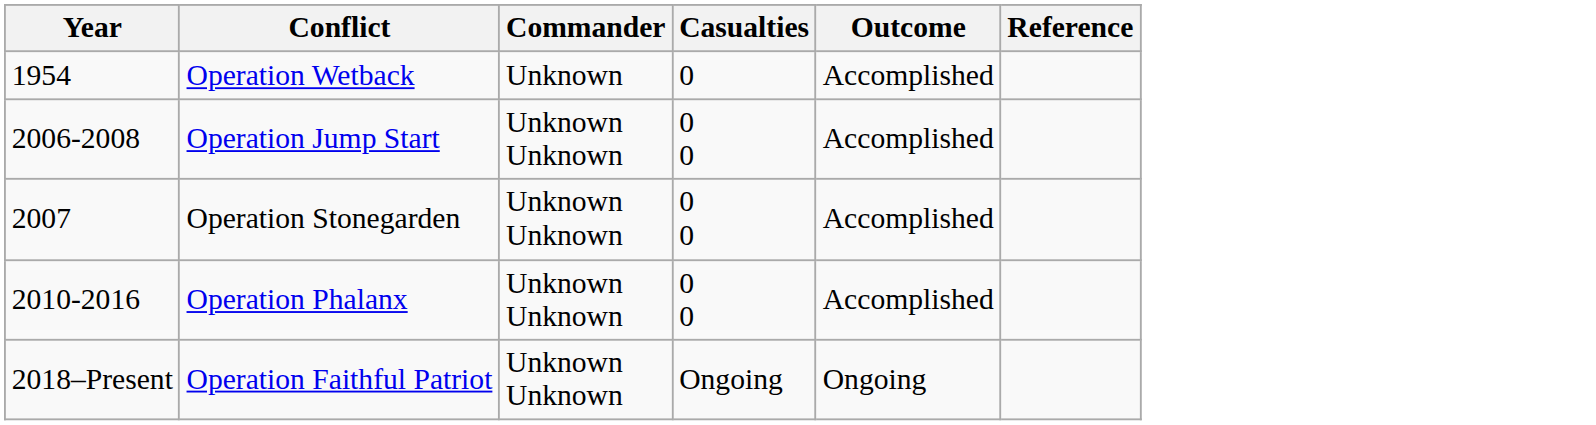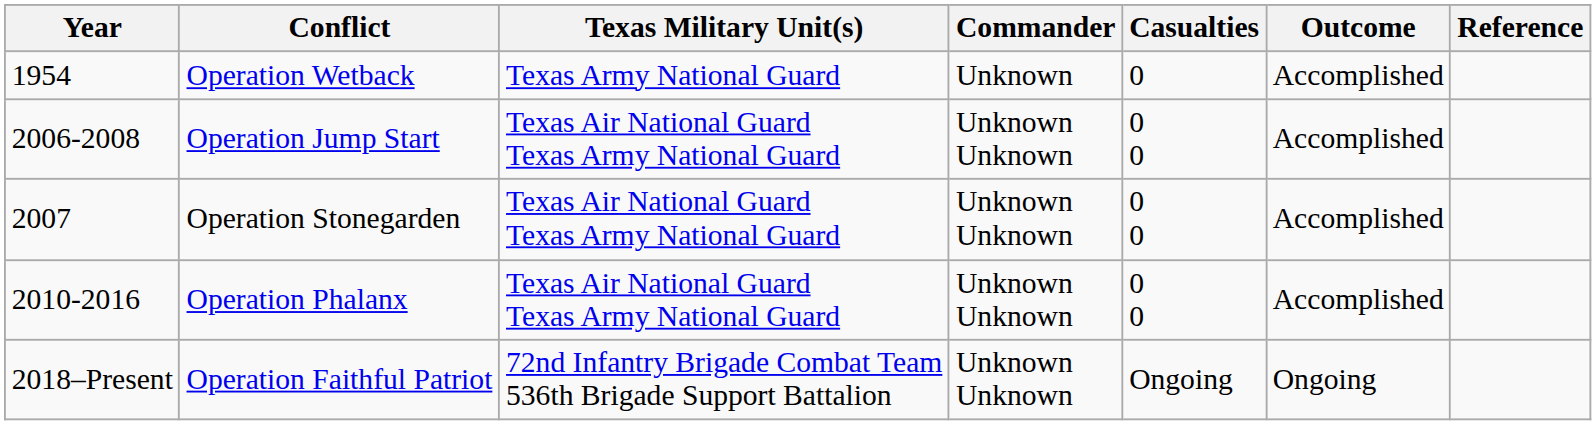+ column: (724, 27)
